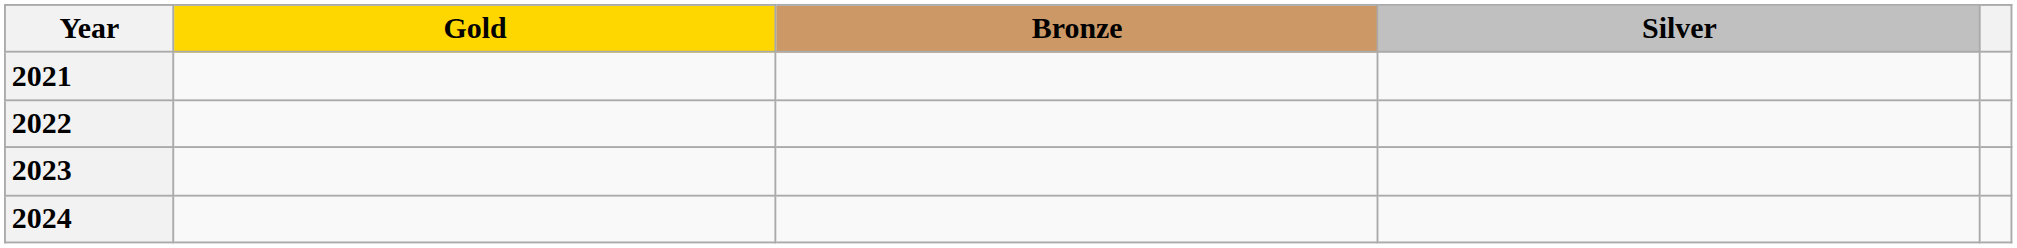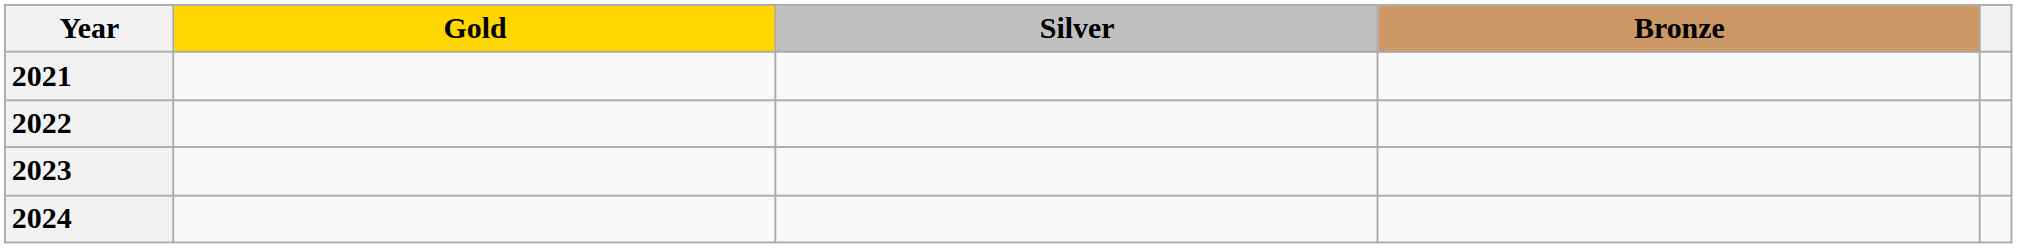columns swapped: (1679, 28) <-> (1077, 28)
